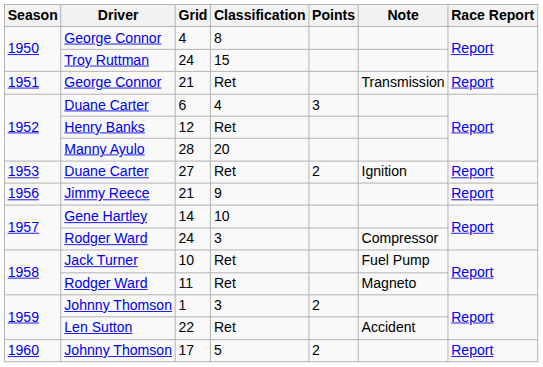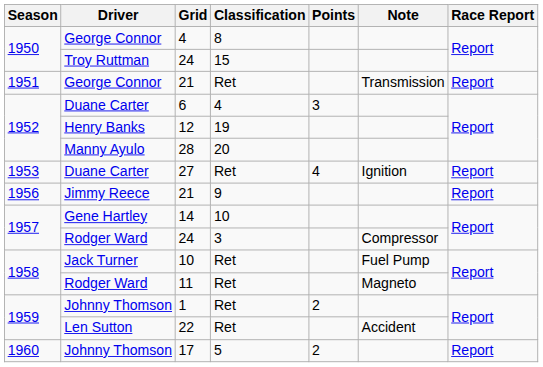(225, 127) Ret -> (222, 127) 19
(316, 171) 2 -> (316, 171) 4
(218, 305) 3 -> (225, 305) Ret
